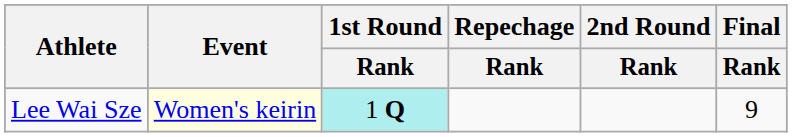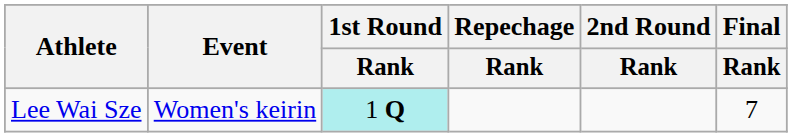(235, 110) lightyellow background -> (235, 110) no background
(752, 110) 9 -> (752, 110) 7
